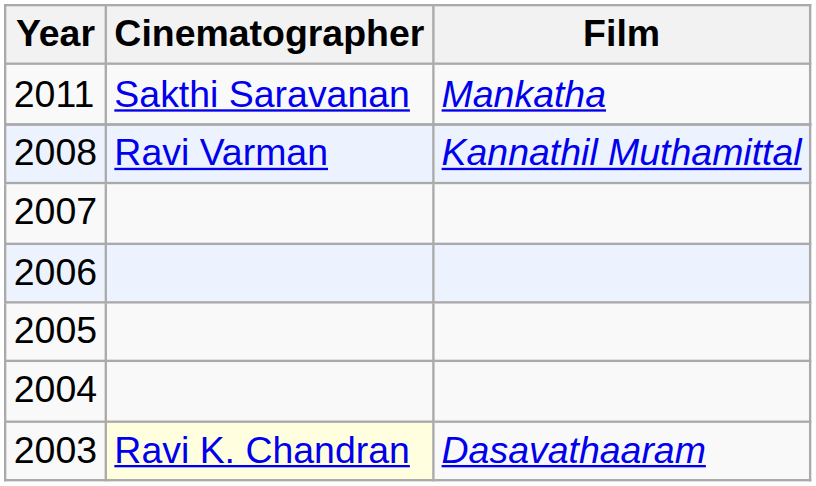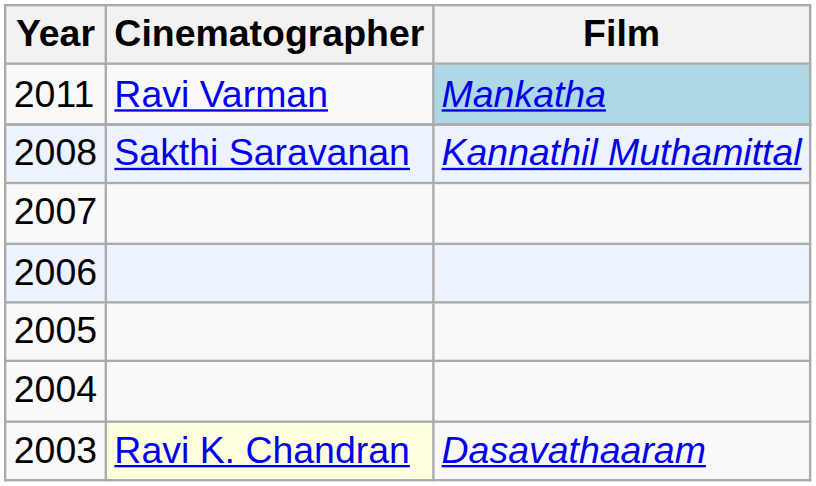(262, 93) Sakthi Saravanan -> (221, 93) Ravi Varman
(524, 93) no background -> (524, 93) lightblue background
(221, 152) Ravi Varman -> (262, 152) Sakthi Saravanan
